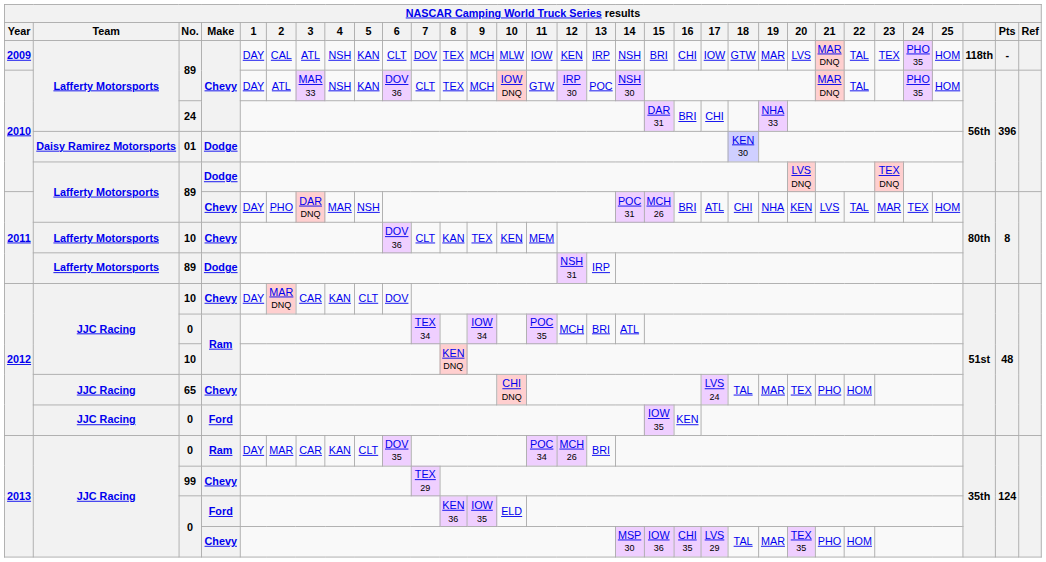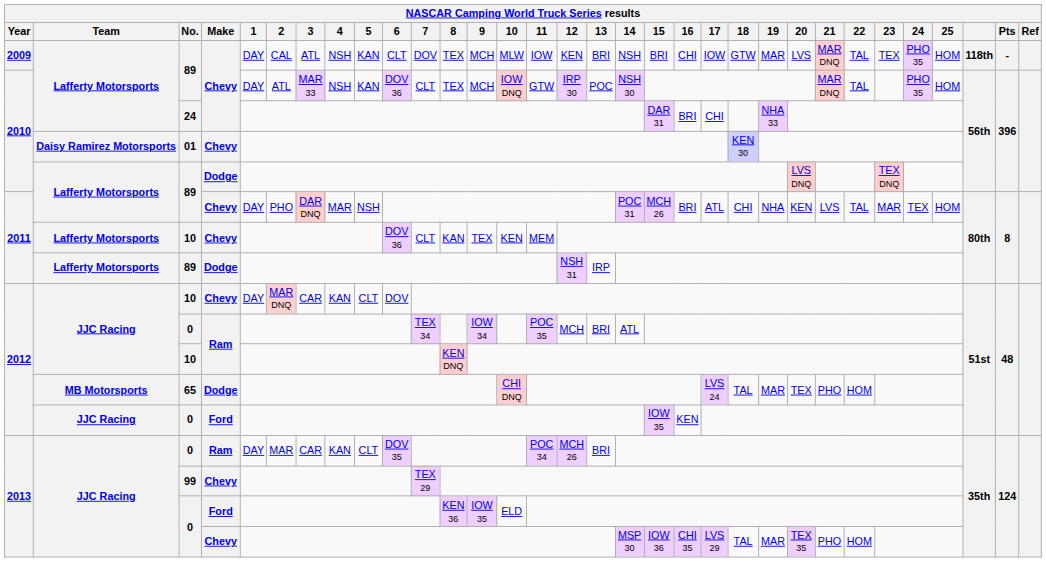(601, 55) IRP -> (601, 55) BRI
(221, 146) Dodge -> (221, 146) Chevy
(106, 390) JJC Racing -> (106, 390) MB Motorsports
(221, 390) Chevy -> (221, 390) Dodge
